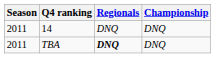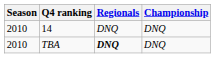(17, 28) 2011 -> (17, 28) 2010
(17, 45) 2011 -> (17, 45) 2010
